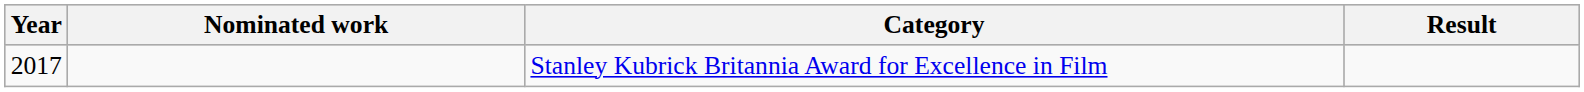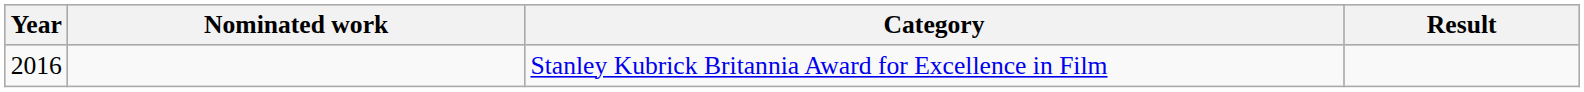(36, 65) 2017 -> (36, 65) 2016
